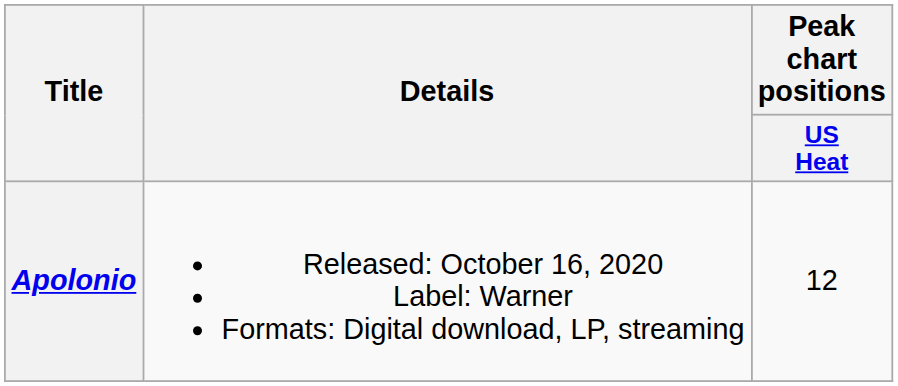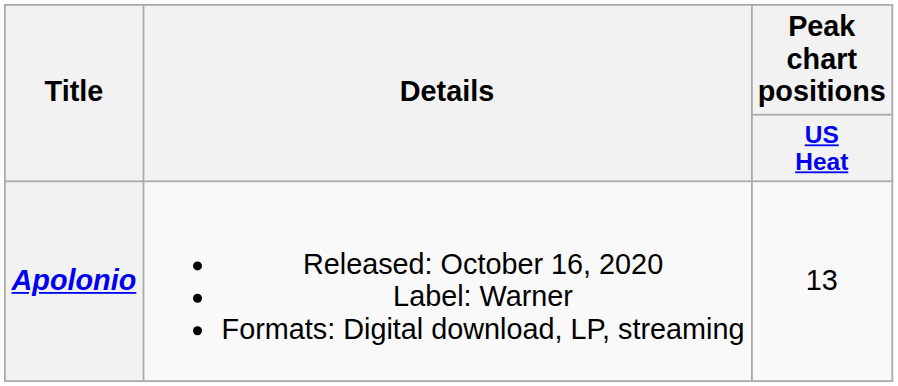(822, 280) 12 -> (822, 280) 13
